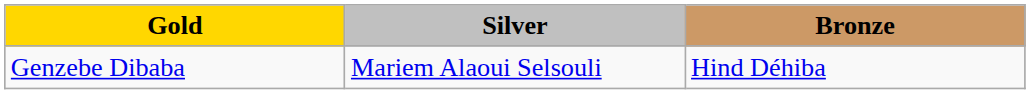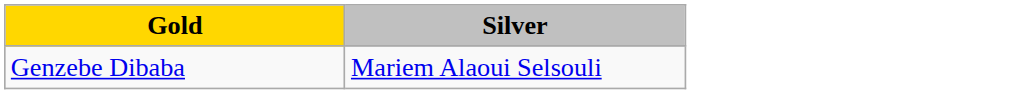- column: (855, 25)
